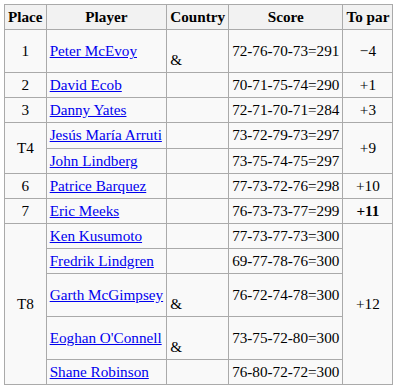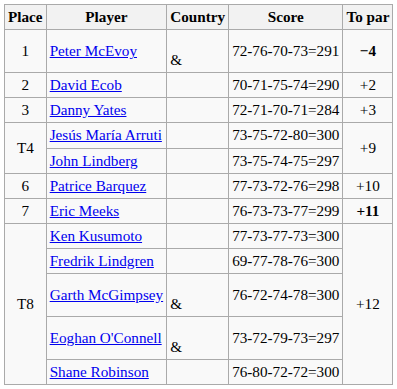(368, 51) normal -> (368, 51) bold
(368, 85) +1 -> (368, 85) +2
(286, 135) 73-72-79-73=297 -> (286, 135) 73-75-72-80=300
(286, 337) 73-75-72-80=300 -> (286, 337) 73-72-79-73=297
